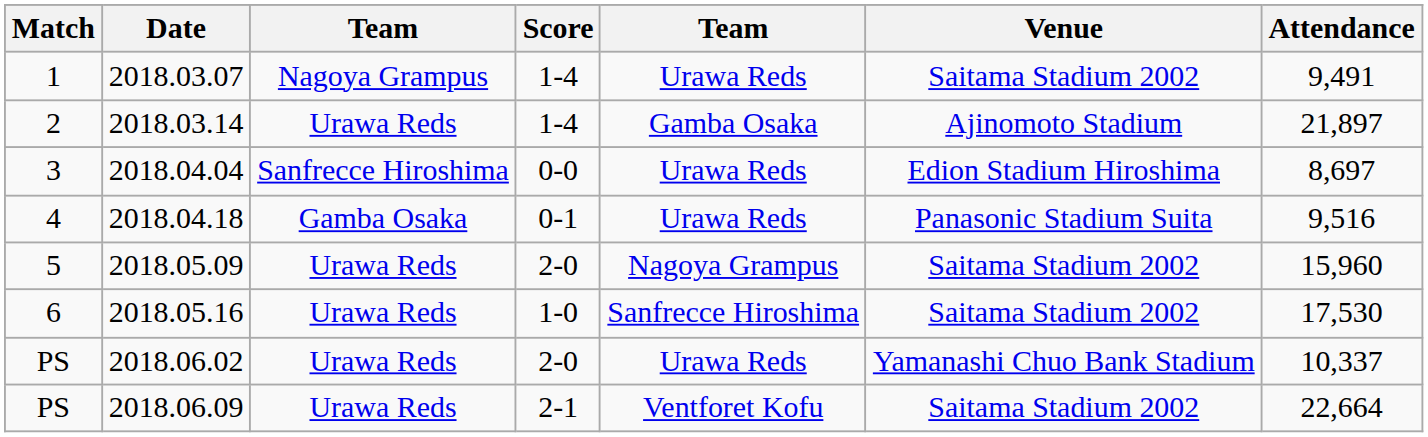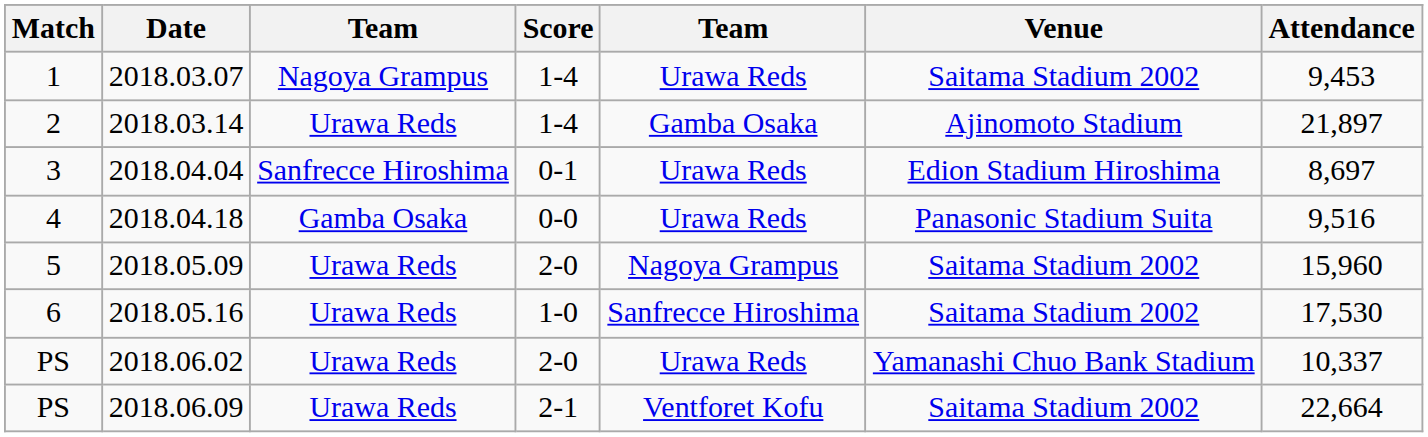(1342, 75) 9,491 -> (1342, 75) 9,453
(558, 170) 0-0 -> (558, 170) 0-1
(558, 218) 0-1 -> (558, 218) 0-0
